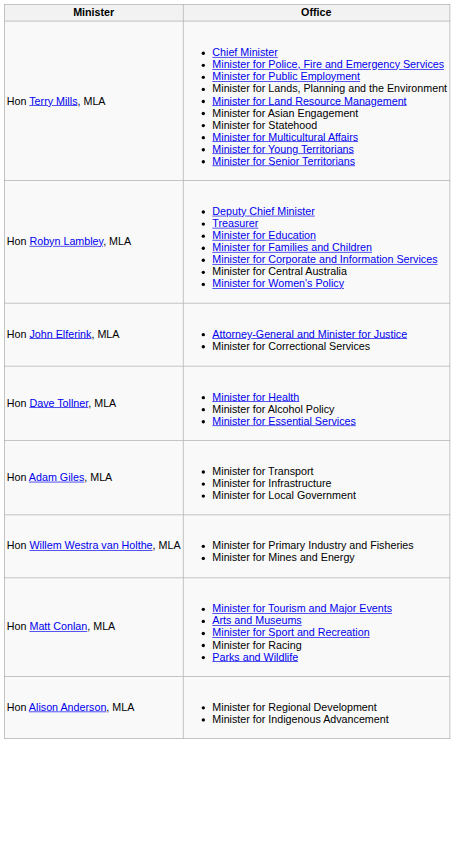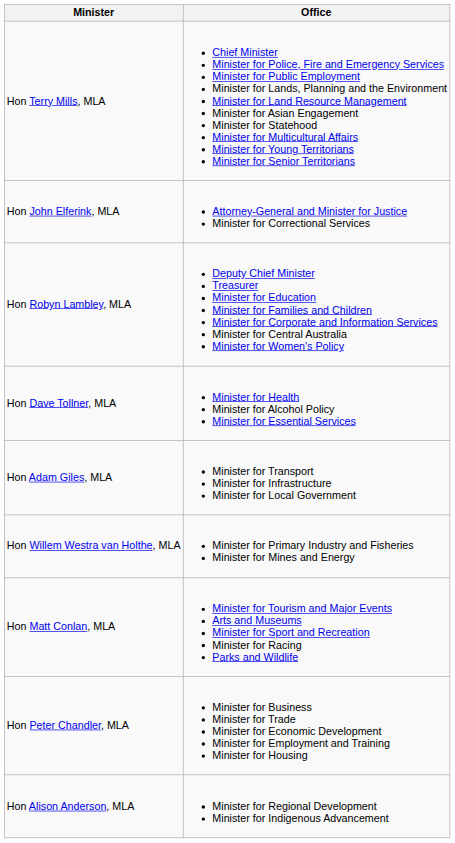rows swapped: (69, 241) <-> (63, 334)
+ row: (68, 725)
